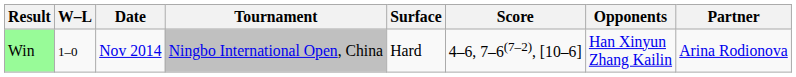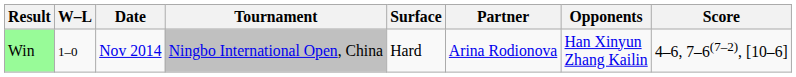columns swapped: (734, 16) <-> (515, 16)
